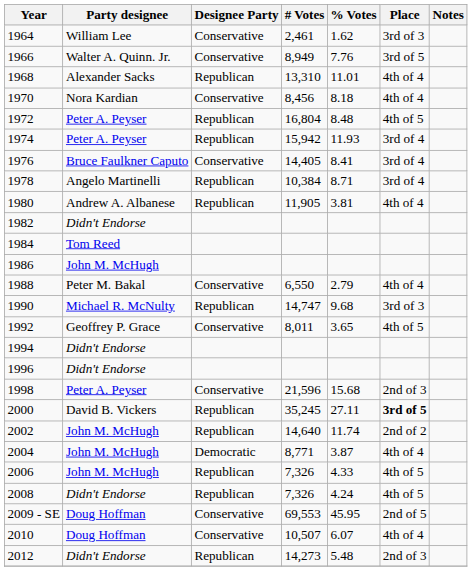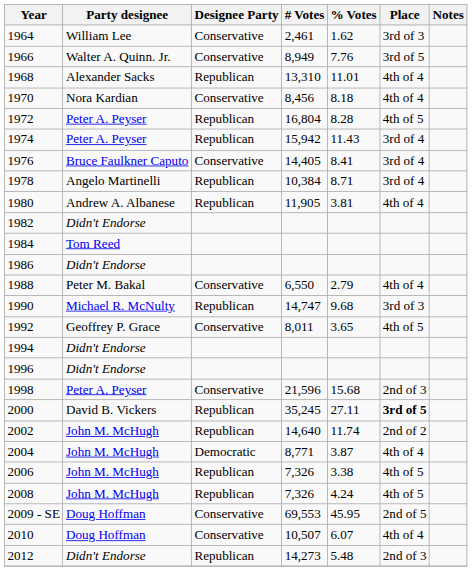(342, 118) 8.48 -> (342, 118) 8.28
(345, 139) 11.93 -> (345, 139) 11.43
(112, 264) John M. McHugh -> (106, 264) Didn't Endorse
(342, 472) 4.33 -> (342, 472) 3.38
(106, 493) Didn't Endorse -> (112, 493) John M. McHugh
